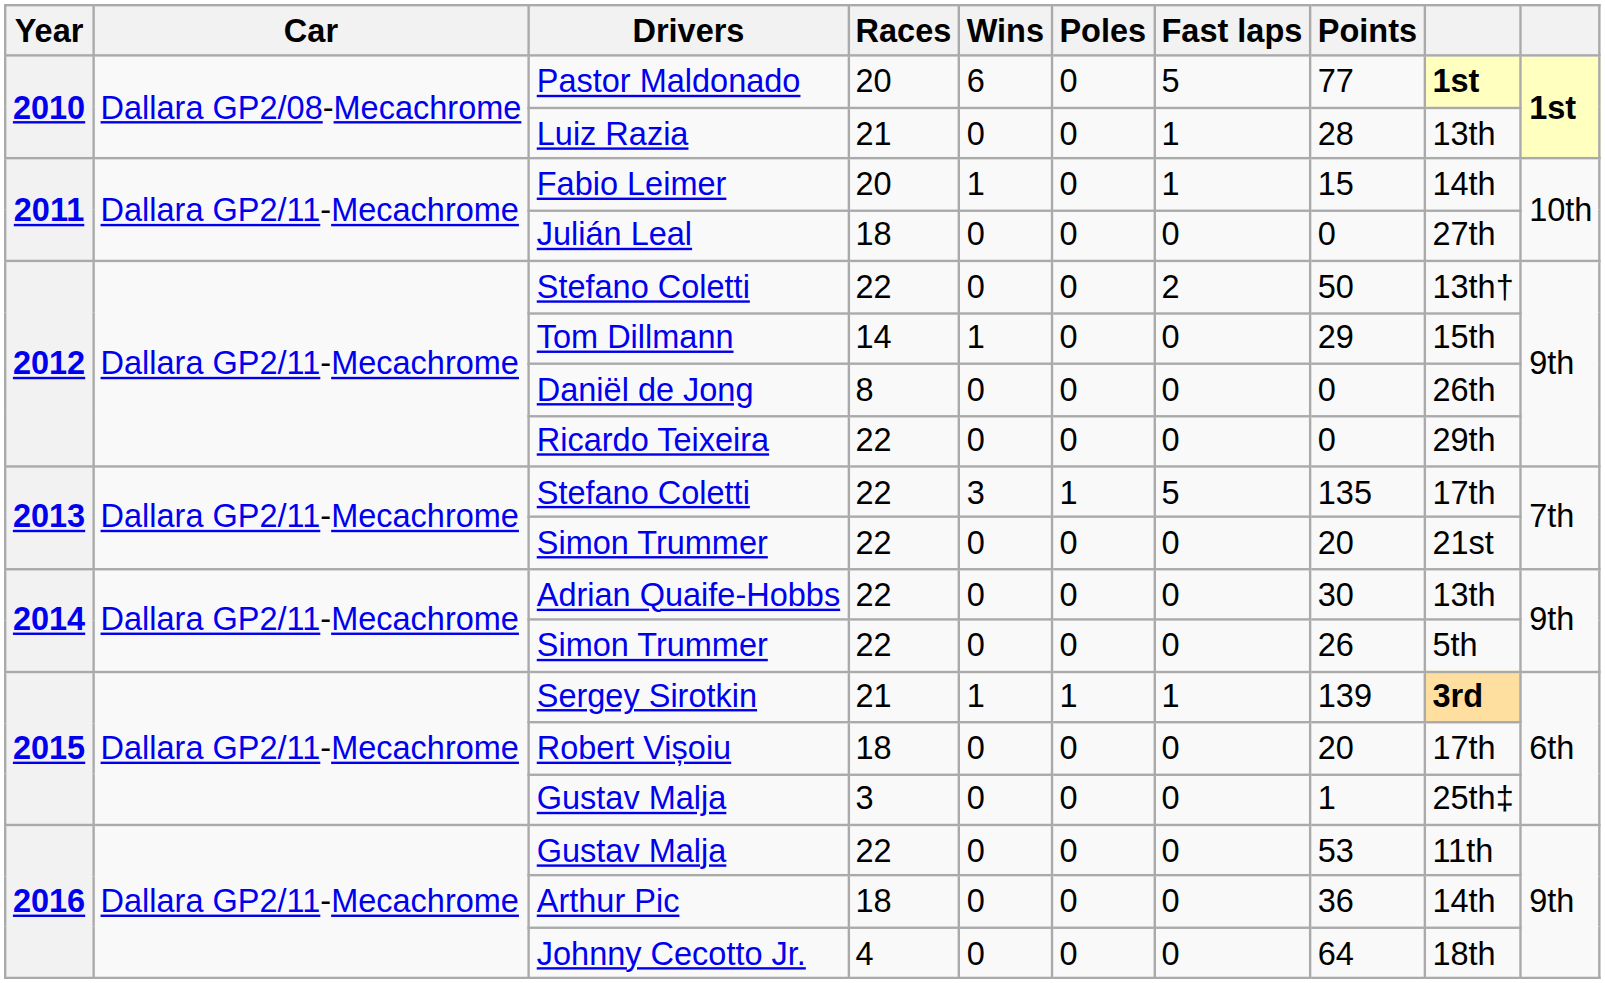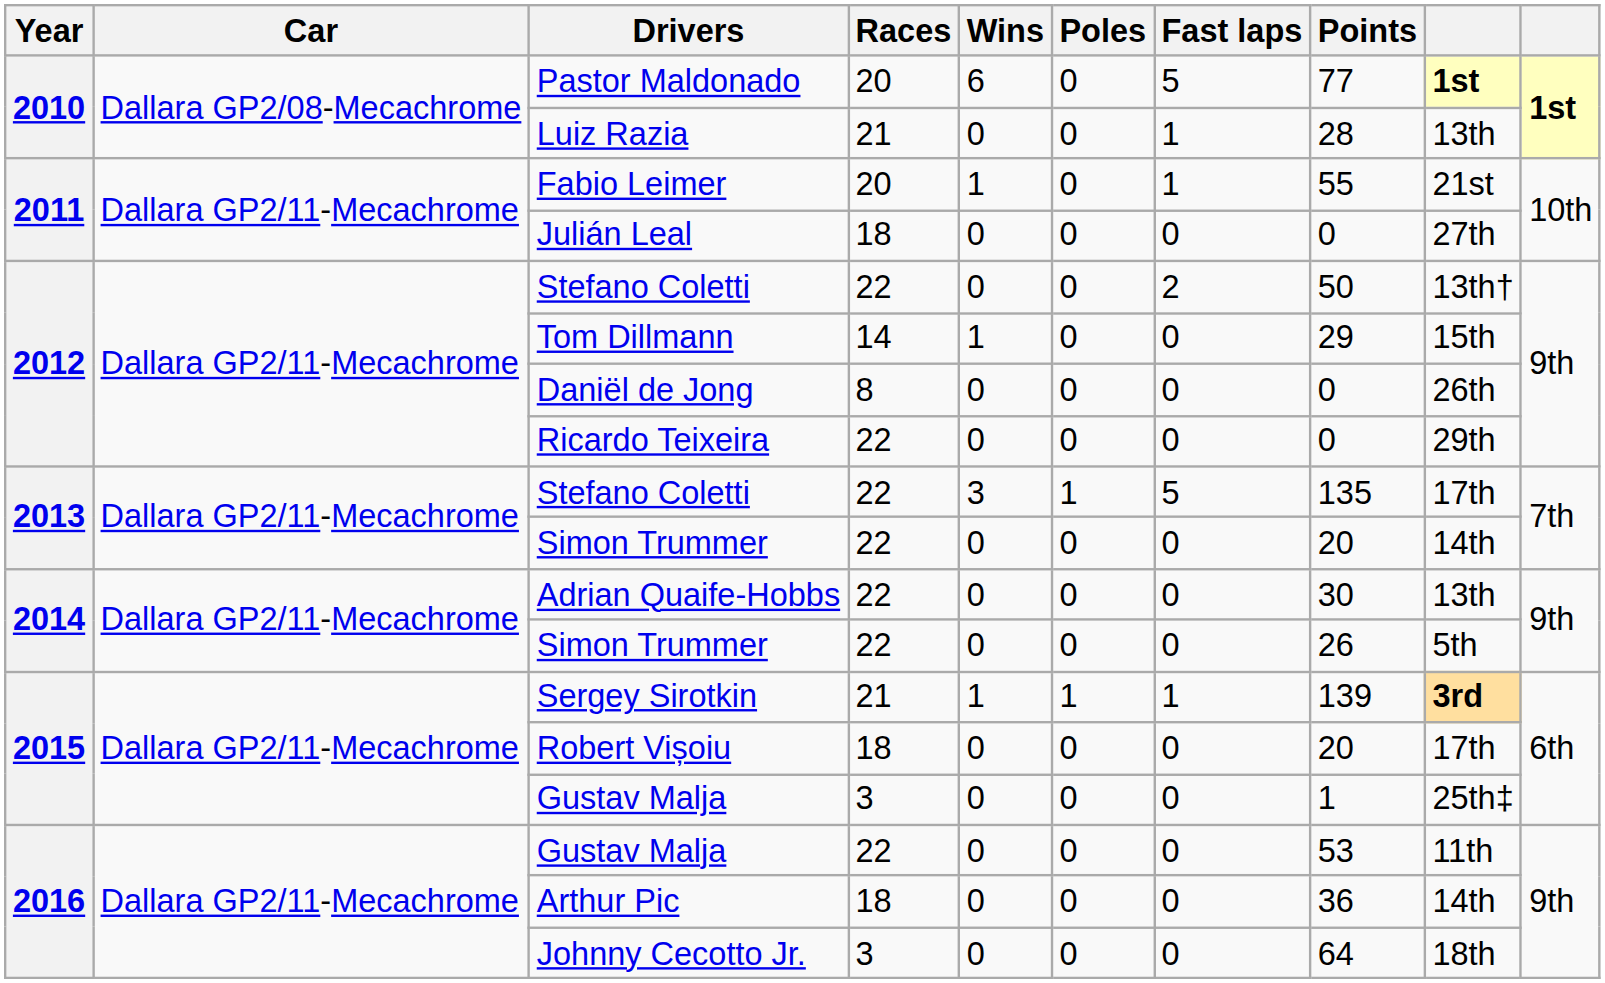(1336, 184) 15 -> (1336, 184) 55
(1464, 184) 14th -> (1463, 184) 21st
(1463, 543) 21st -> (1464, 543) 14th
(865, 953) 4 -> (865, 953) 3
